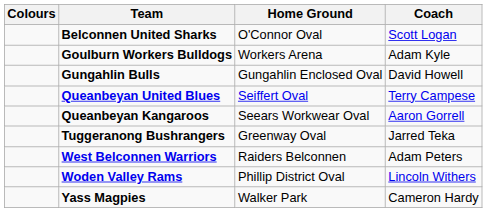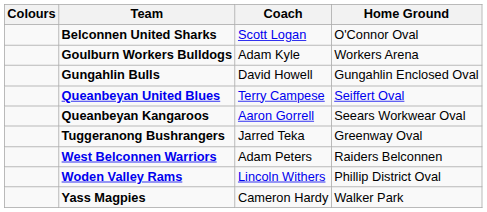columns swapped: (310, 14) <-> (433, 14)
